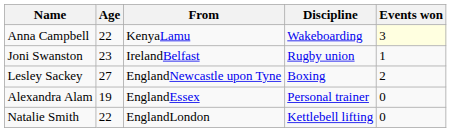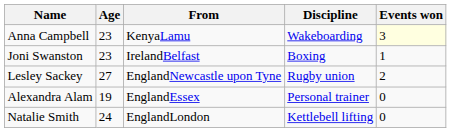(105, 35) 22 -> (105, 35) 23
(321, 55) Rugby union -> (306, 55) Boxing
(306, 76) Boxing -> (321, 76) Rugby union
(105, 117) 22 -> (105, 117) 24
